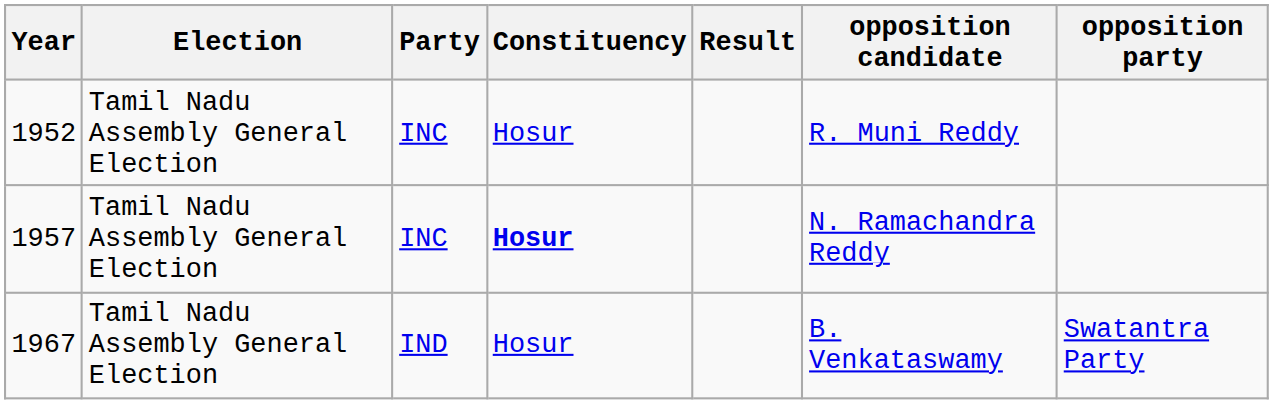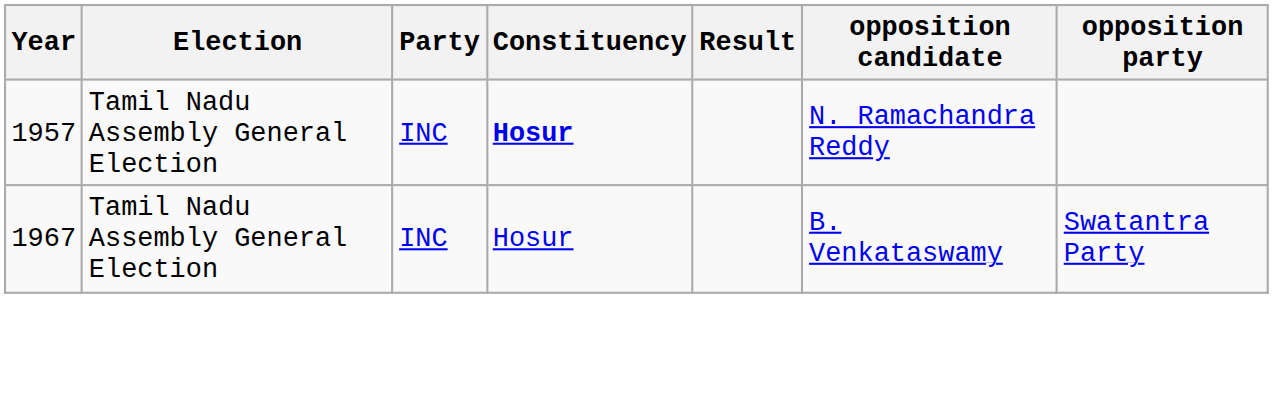- row: (44, 133)
(423, 345) IND -> (423, 239) INC
